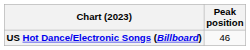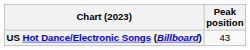(225, 38) 46 -> (225, 38) 43
